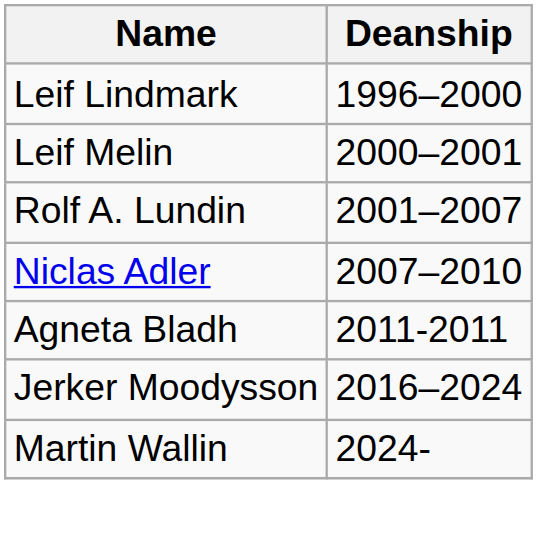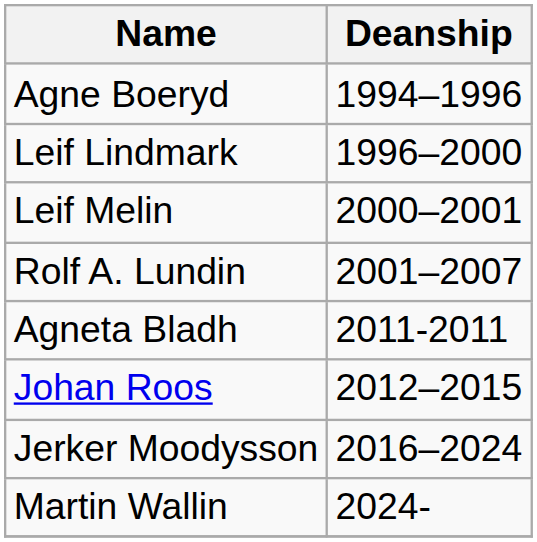+ row: (122, 93)
- row: (112, 270)
+ row: (113, 388)
